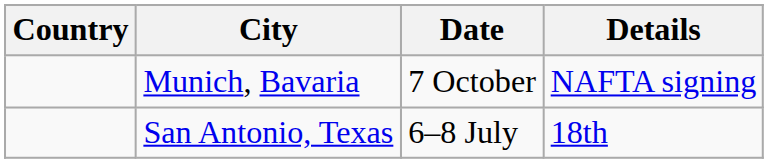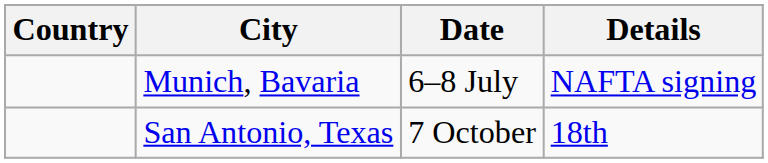(472, 81) 7 October -> (463, 81) 6–8 July
(463, 132) 6–8 July -> (472, 132) 7 October
